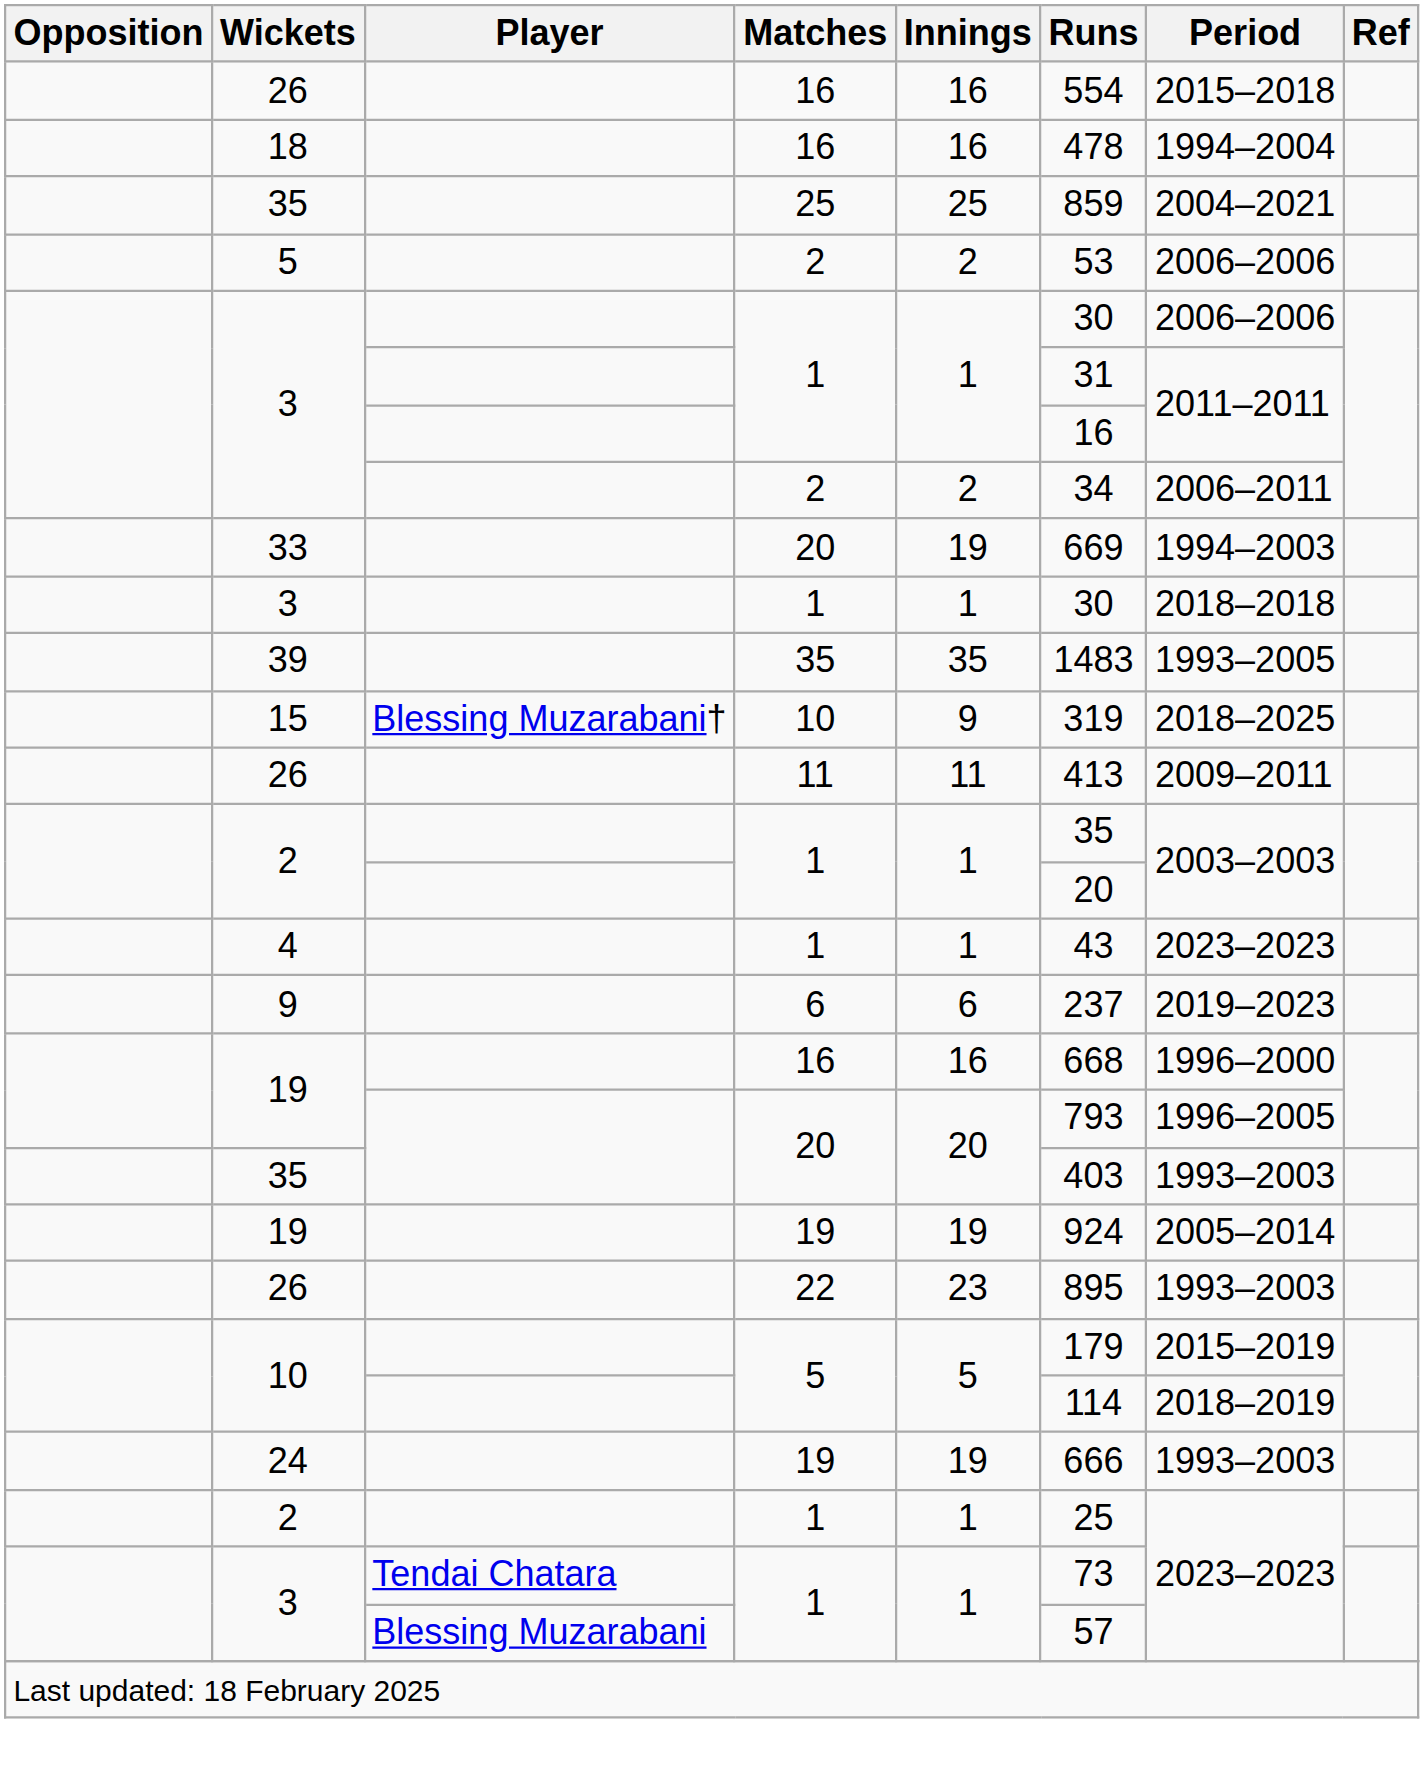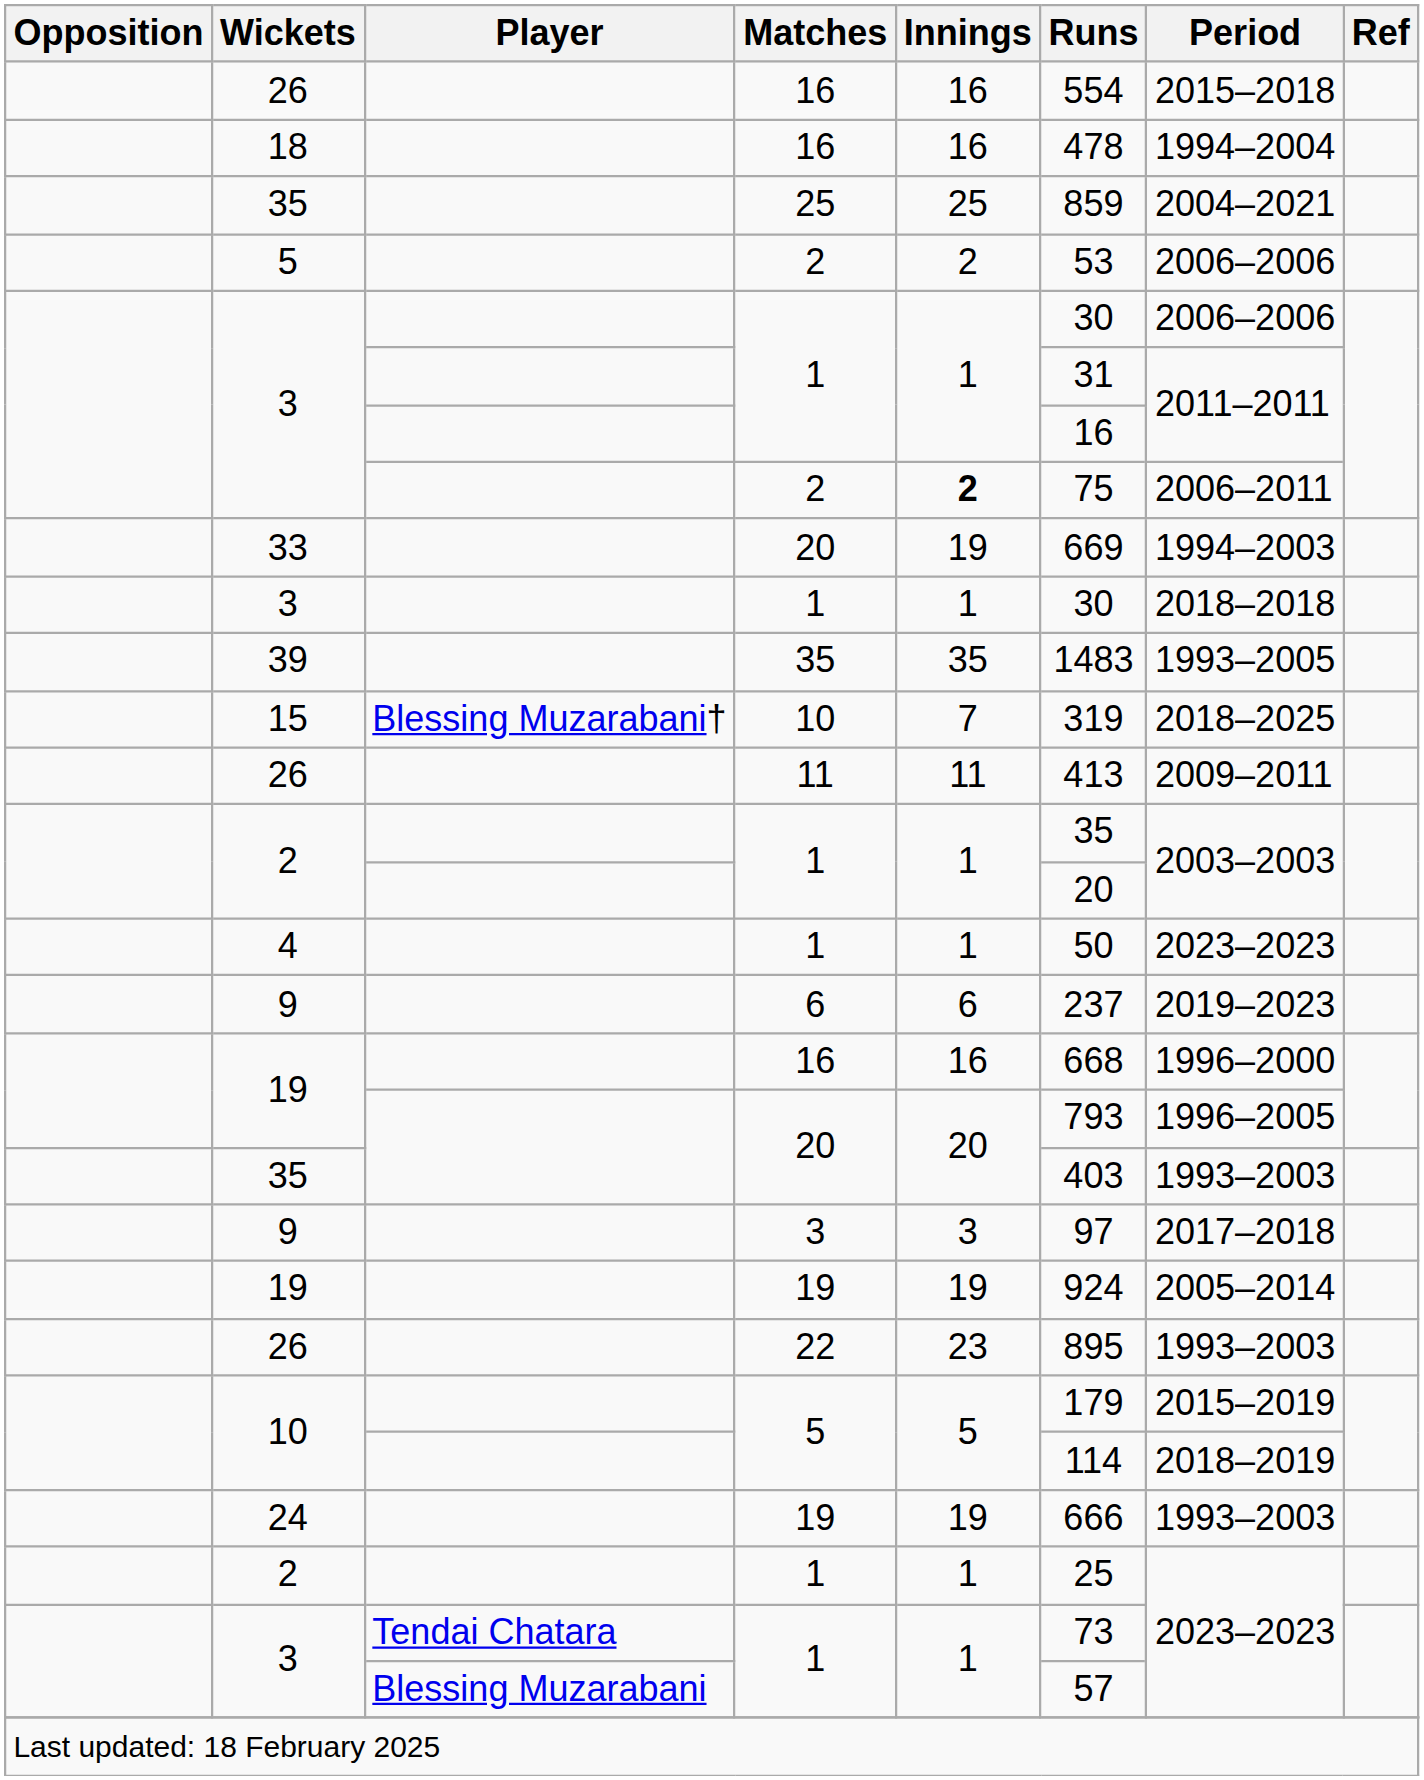(968, 489) normal -> (968, 489) bold
(1093, 489) 34 -> (1093, 489) 75
(968, 718) 9 -> (968, 718) 7
(1093, 946) 43 -> (1093, 946) 50
+ row: (288, 1232)
